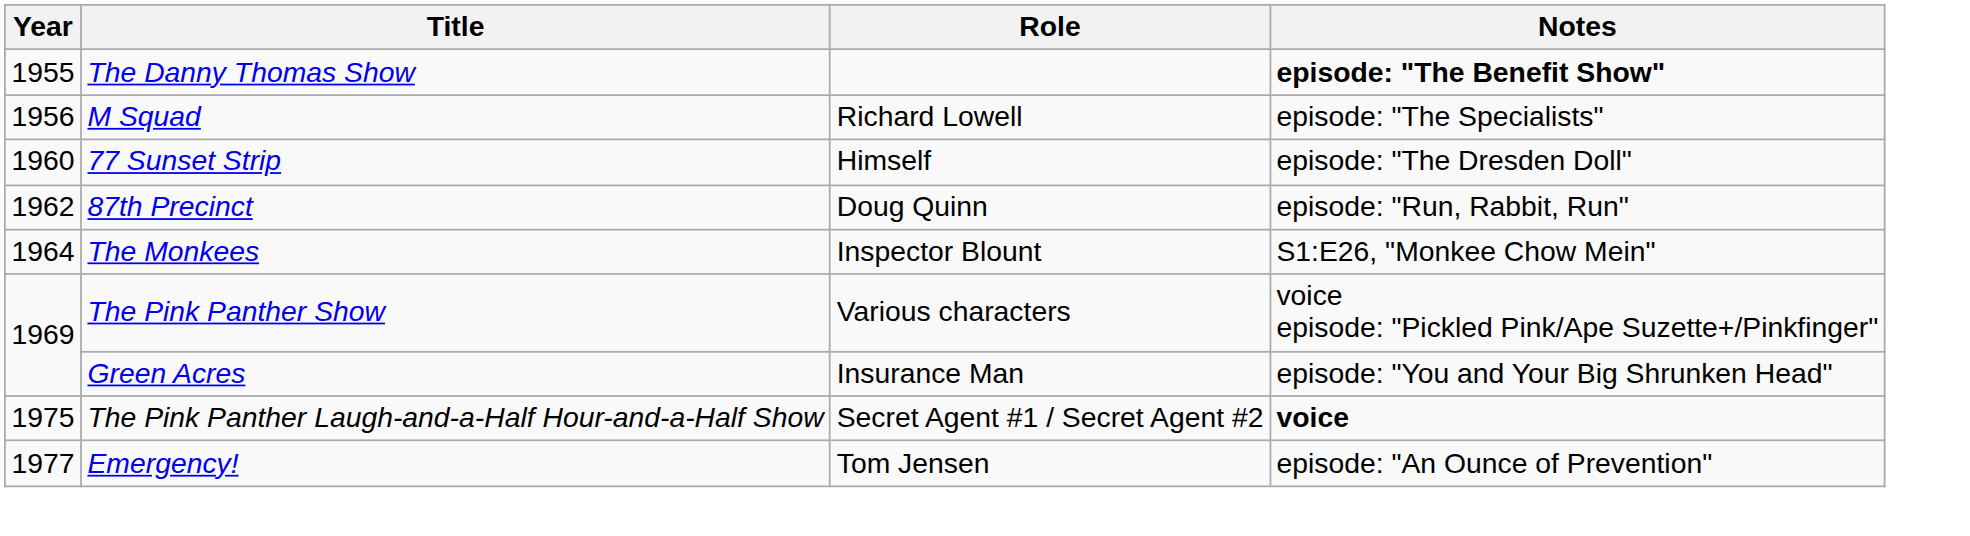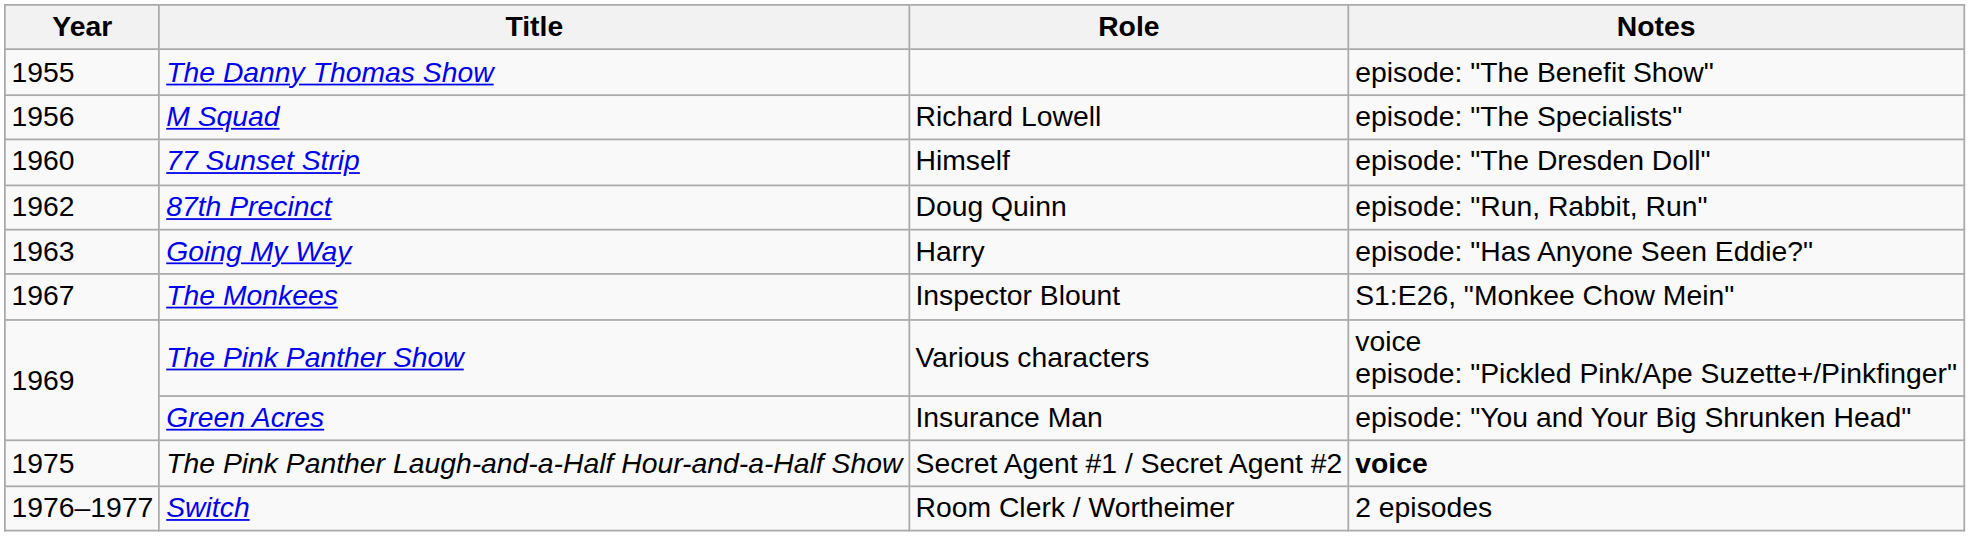(1471, 71) bold -> (1535, 71) normal
+ row: (259, 251)
(43, 251) 1964 -> (43, 296) 1967
+ row: (208, 507)
- row: (163, 463)
